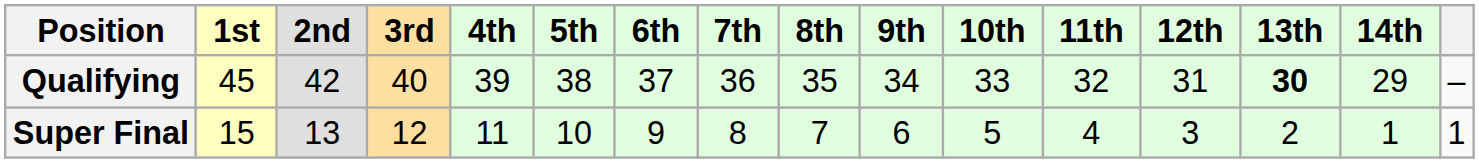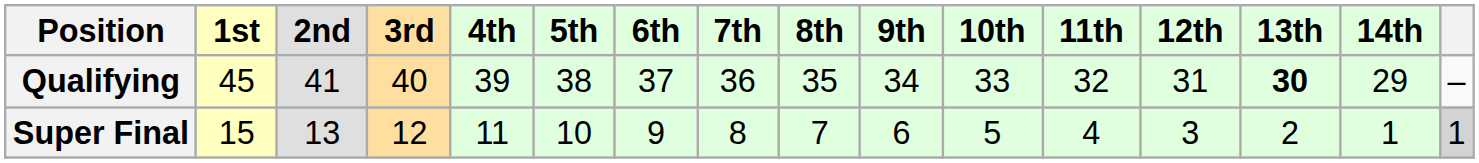(322, 81) 42 -> (322, 81) 41
(1457, 132) no background -> (1457, 132) lightgrey background
